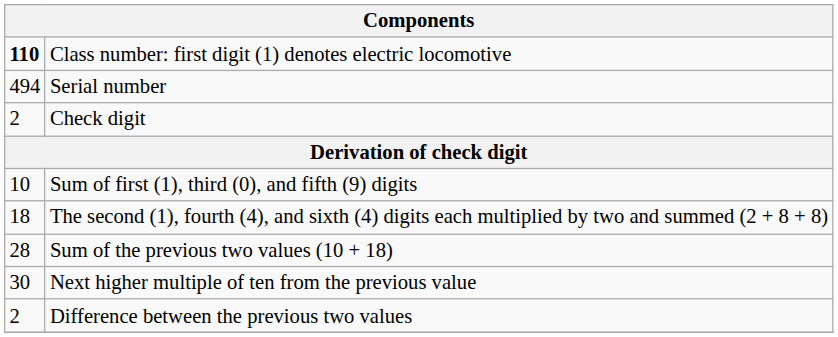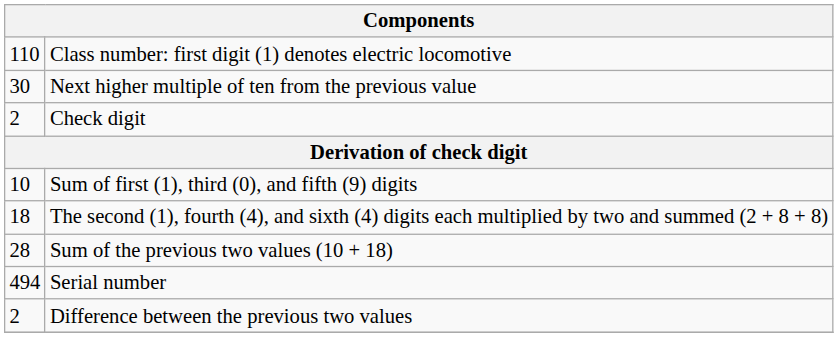(24, 53) bold -> (24, 53) normal
rows swapped: (108, 86) <-> (263, 282)
